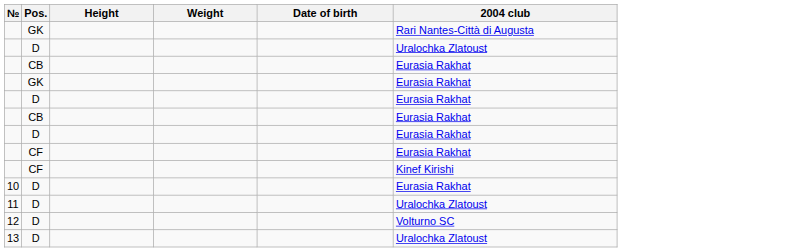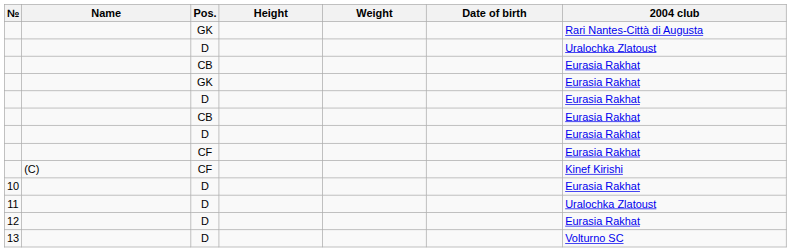+ column: (106, 13)
(425, 221) Volturno SC -> (603, 221) Eurasia Rakhat
(442, 238) Uralochka Zlatoust -> (594, 238) Volturno SC
